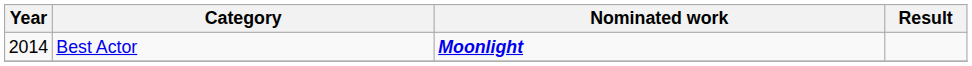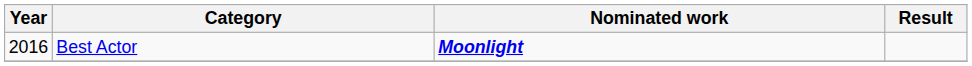(28, 46) 2014 -> (28, 46) 2016
